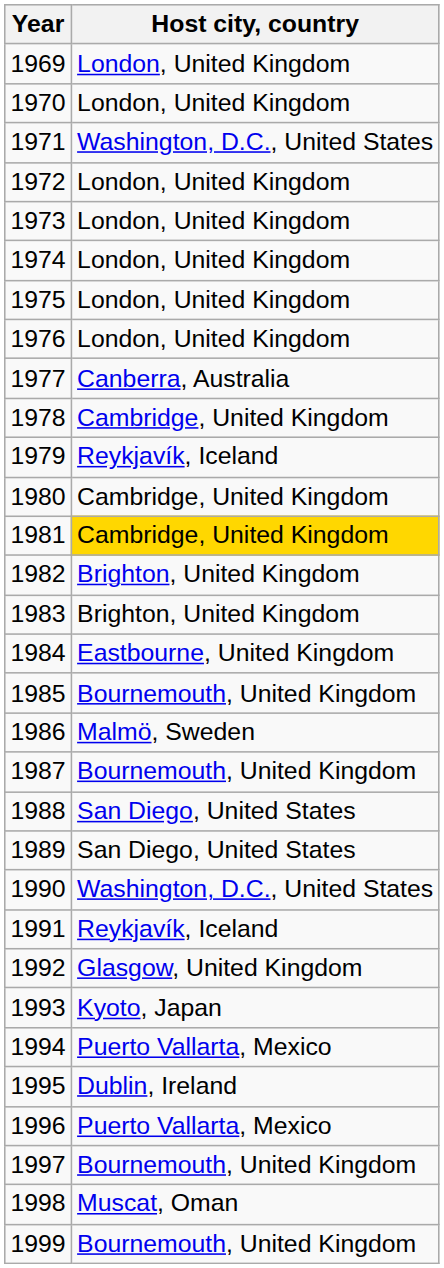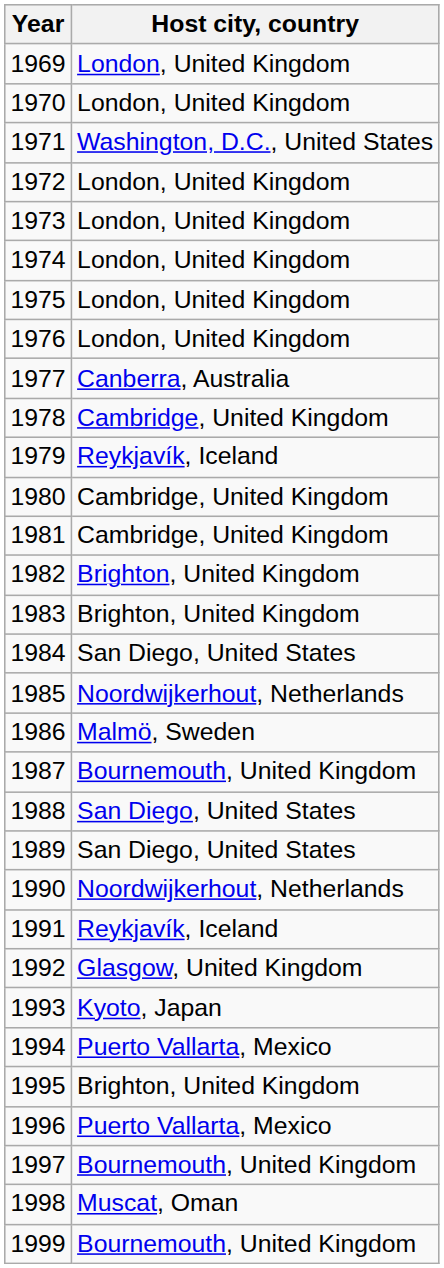(233, 535) gold background -> (233, 535) no background
(236, 653) Eastbourne, United Kingdom -> (216, 653) San Diego, United States
(247, 692) Bournemouth, United Kingdom -> (240, 692) Noordwijkerhout, Netherlands
(255, 889) Washington, D.C., United States -> (240, 889) Noordwijkerhout, Netherlands
(157, 1086) Dublin, Ireland -> (218, 1086) Brighton, United Kingdom
